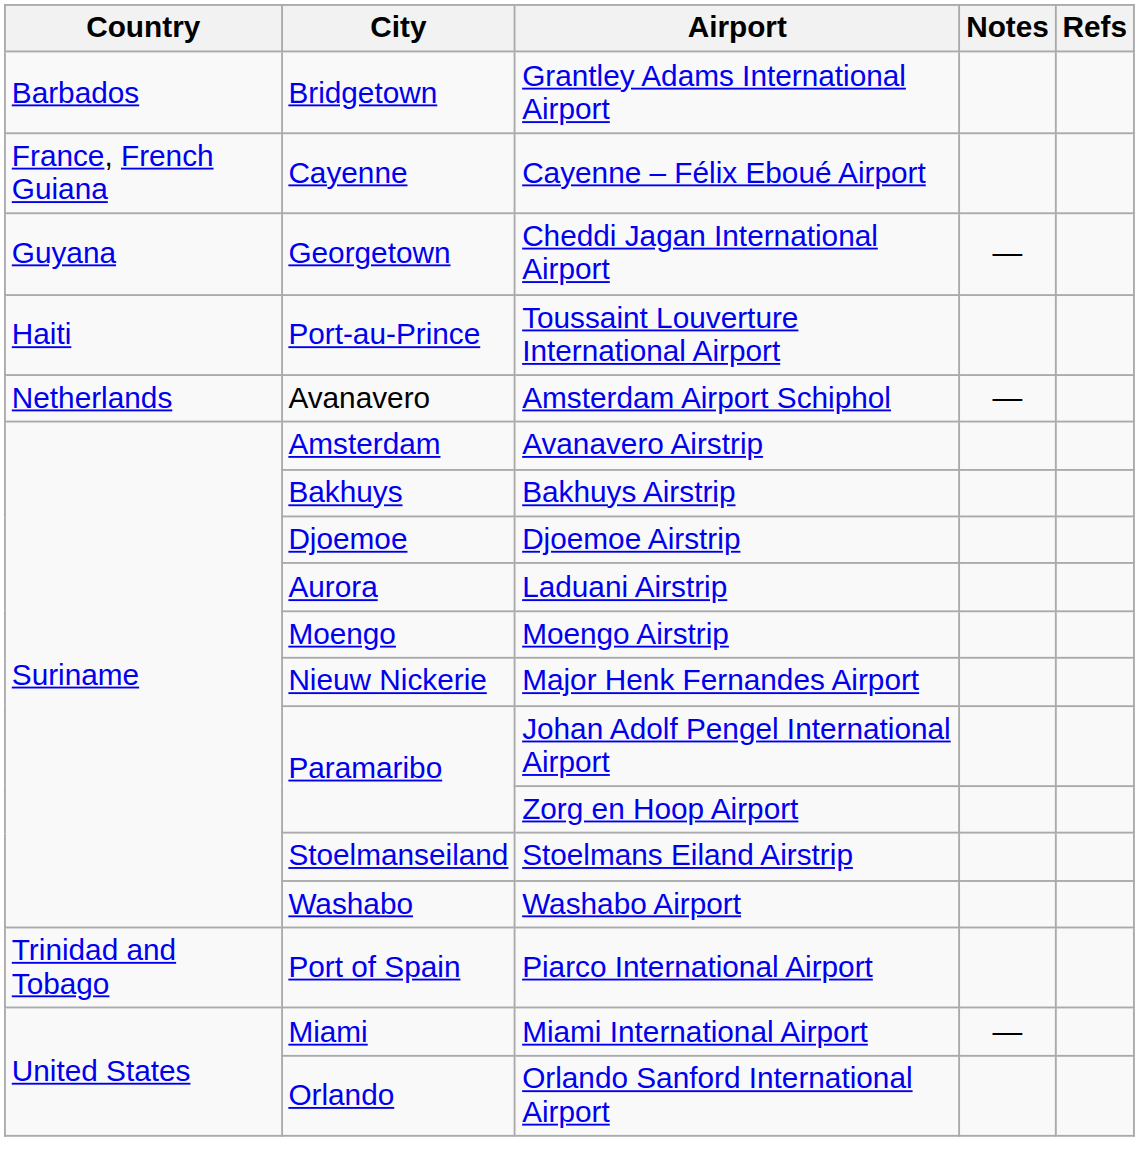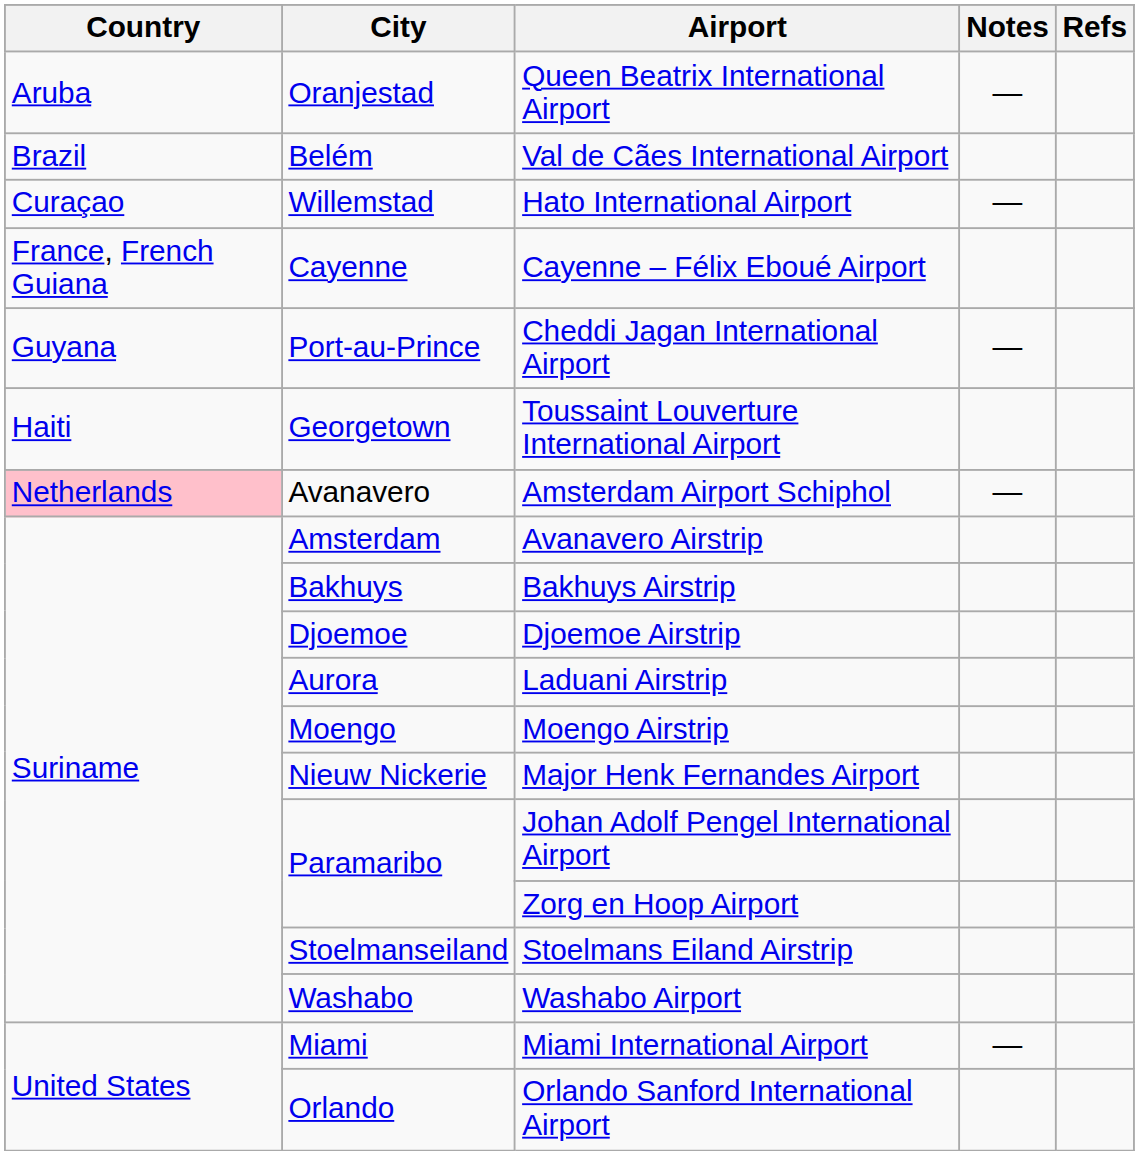+ row: (703, 92)
- row: (714, 92)
+ row: (735, 155)
+ row: (687, 203)
(369, 253) Georgetown -> (384, 347) Port-au-Prince
(384, 334) Port-au-Prince -> (369, 428) Georgetown
(92, 398) no background -> (92, 492) pink background
- row: (697, 967)
